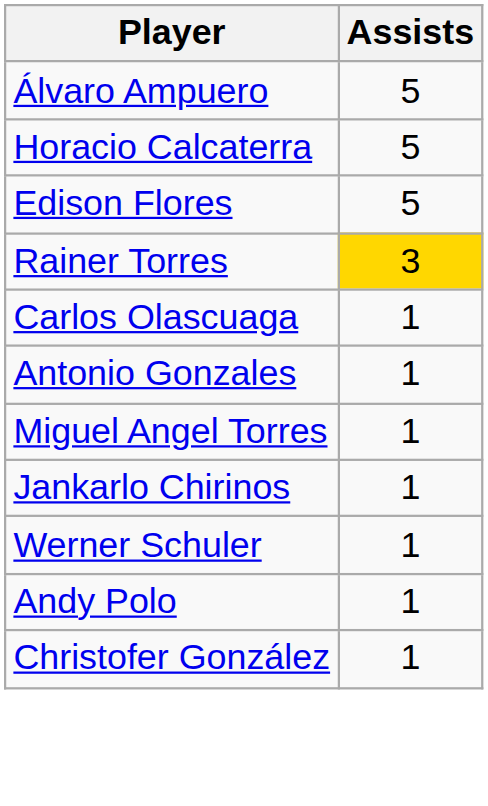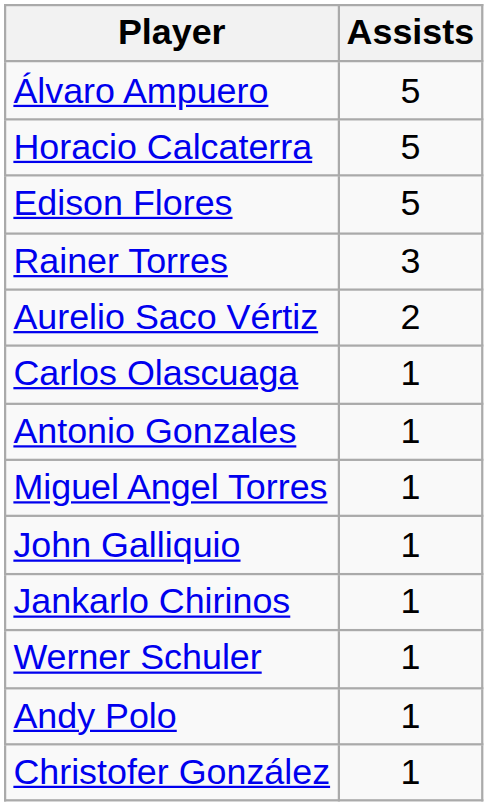(410, 260) gold background -> (410, 260) no background
+ row: (166, 317)
+ row: (127, 544)
